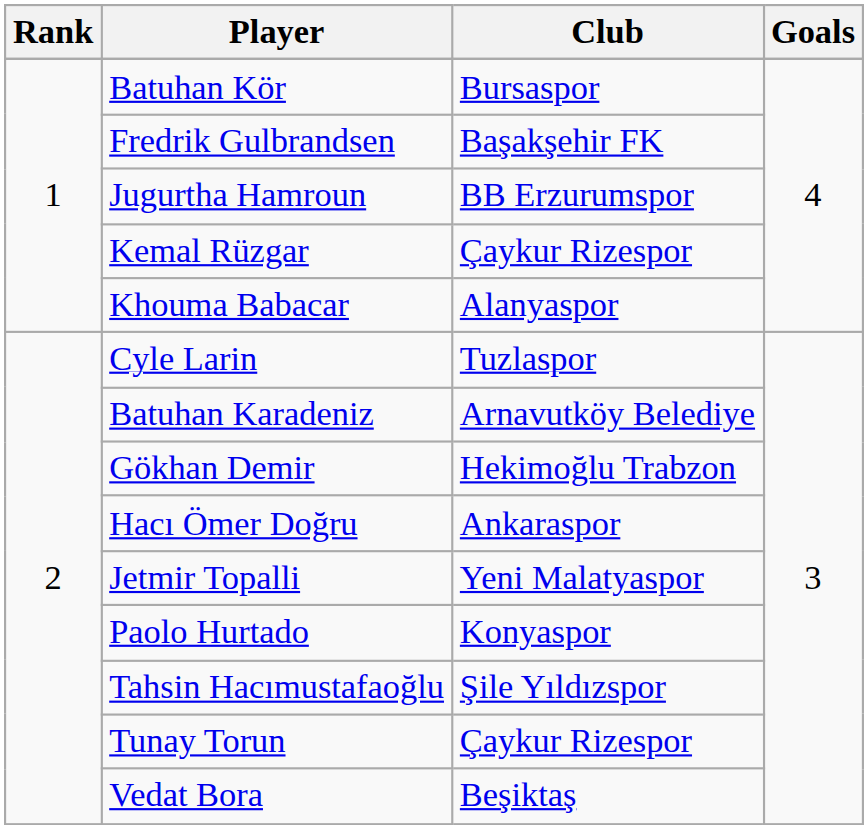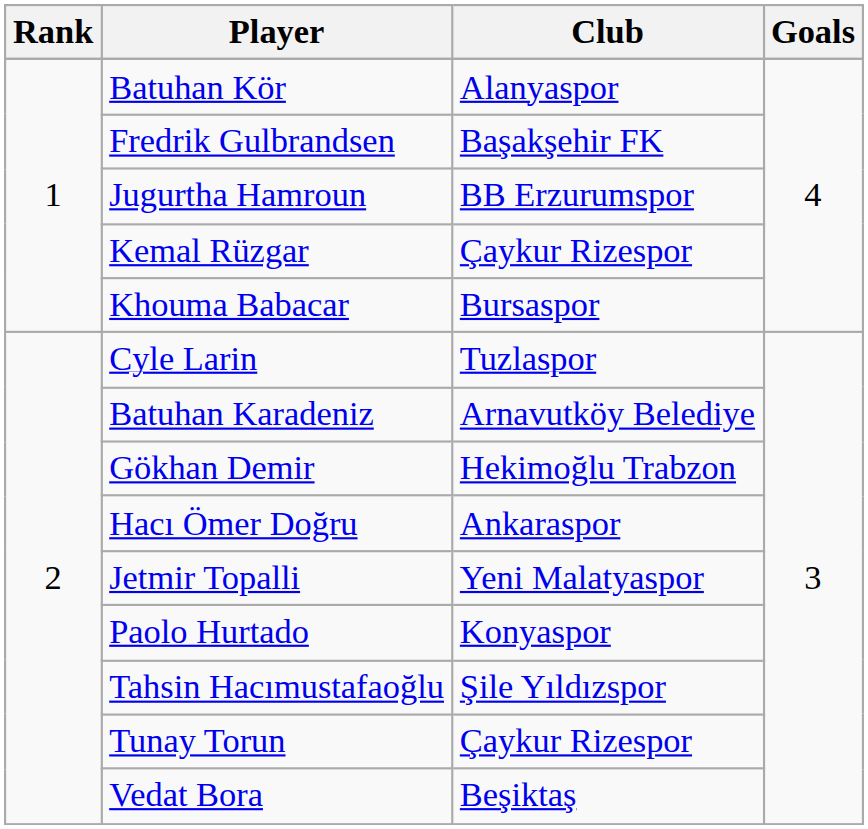(530, 86) Bursaspor -> (539, 86) Alanyaspor
(539, 304) Alanyaspor -> (530, 304) Bursaspor
